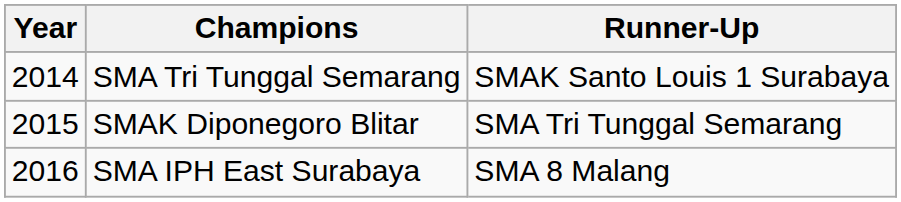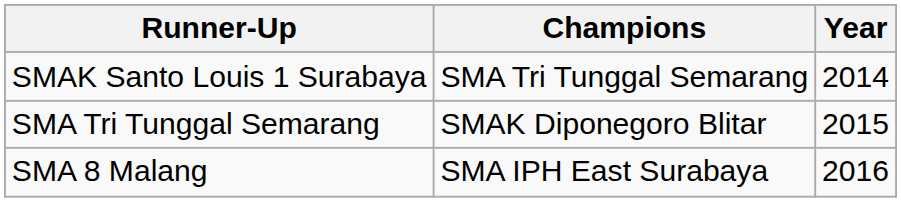columns swapped: (45, 28) <-> (682, 28)
